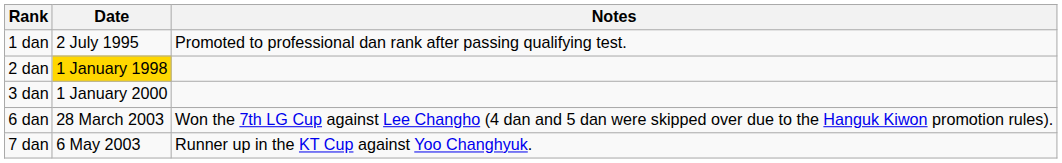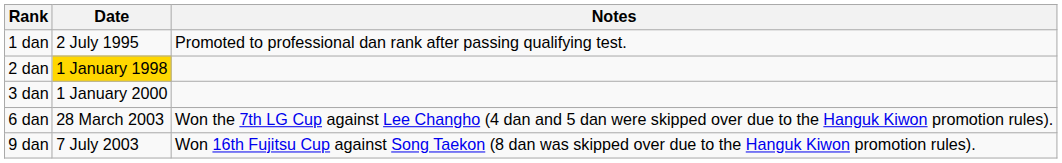- row: (28, 145)
+ row: (28, 145)
